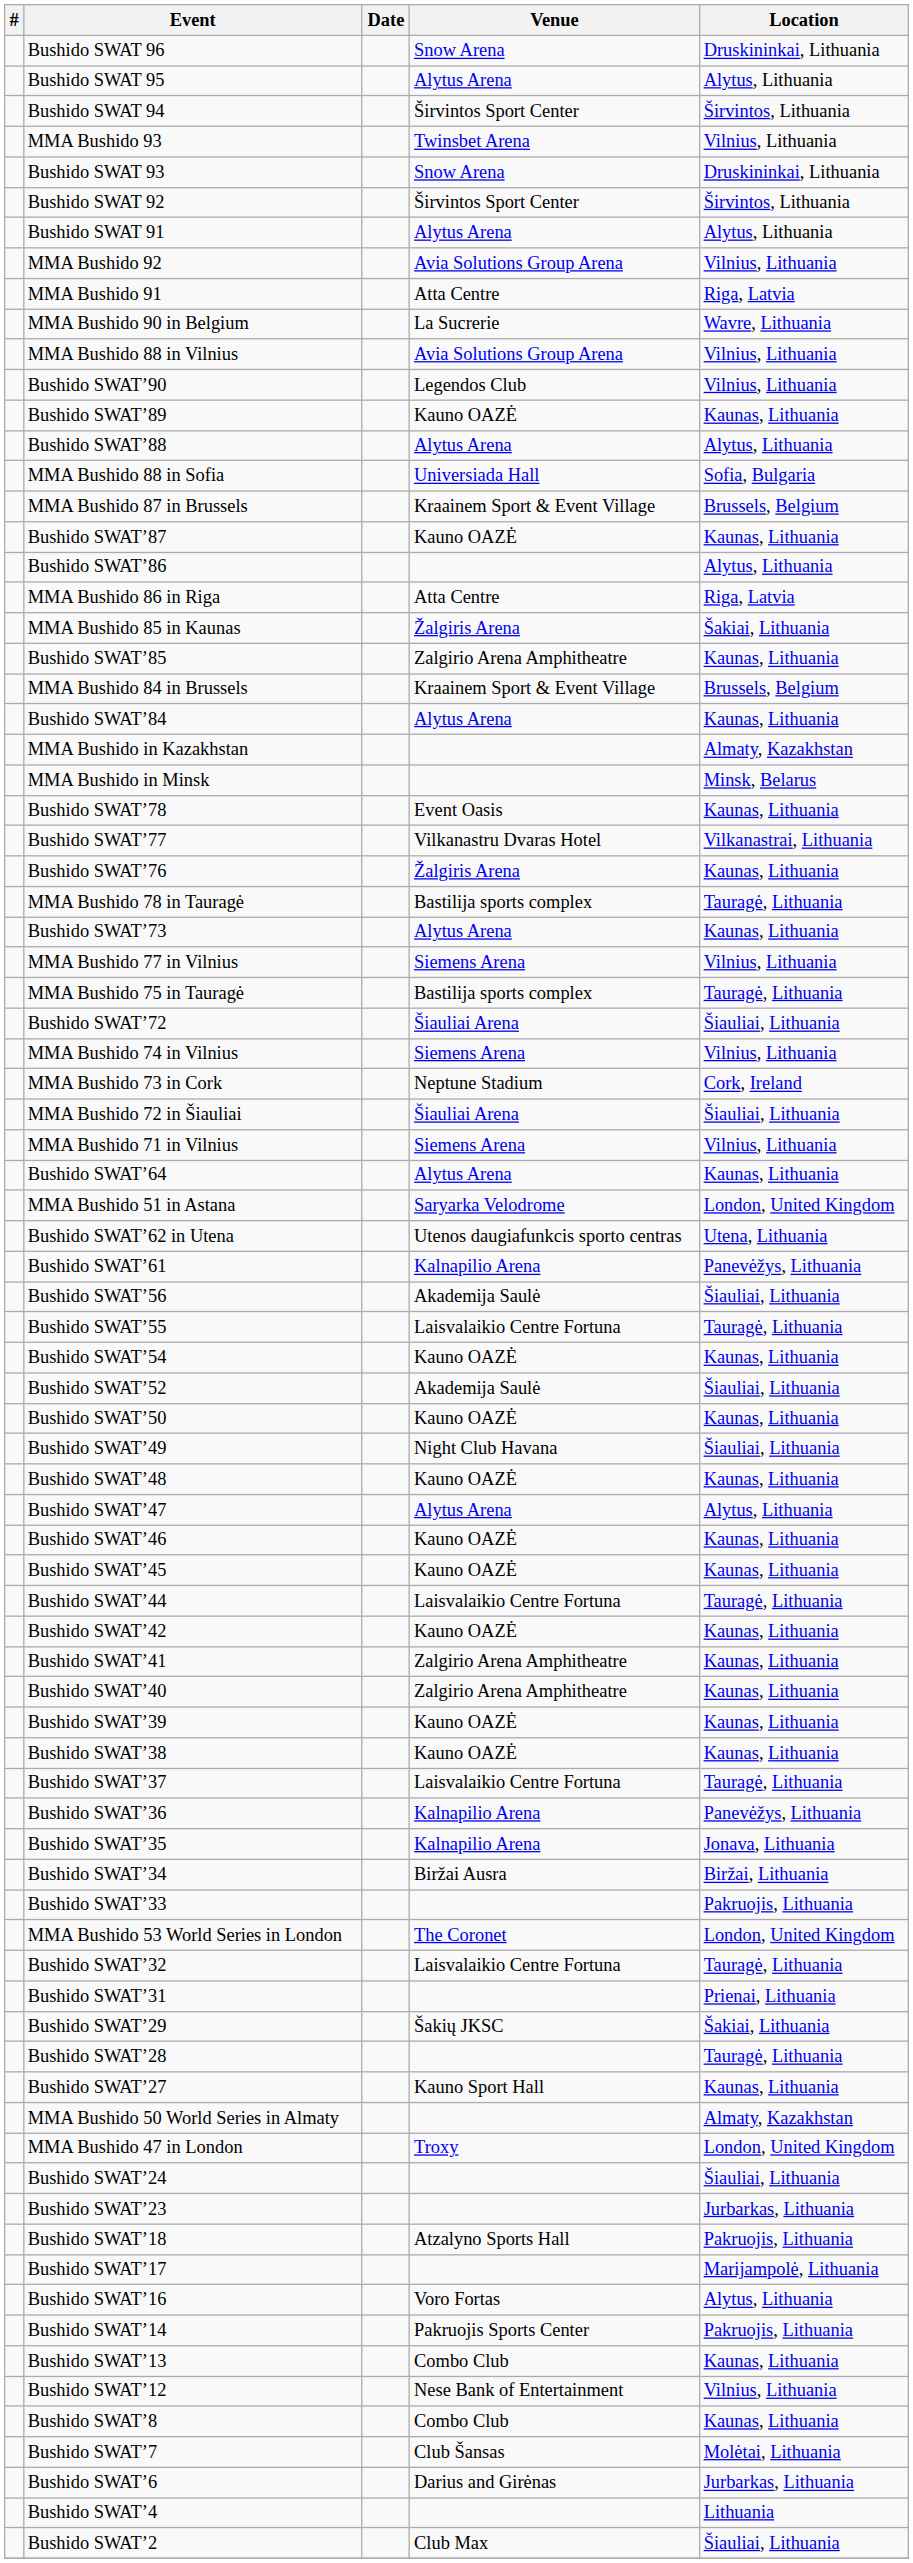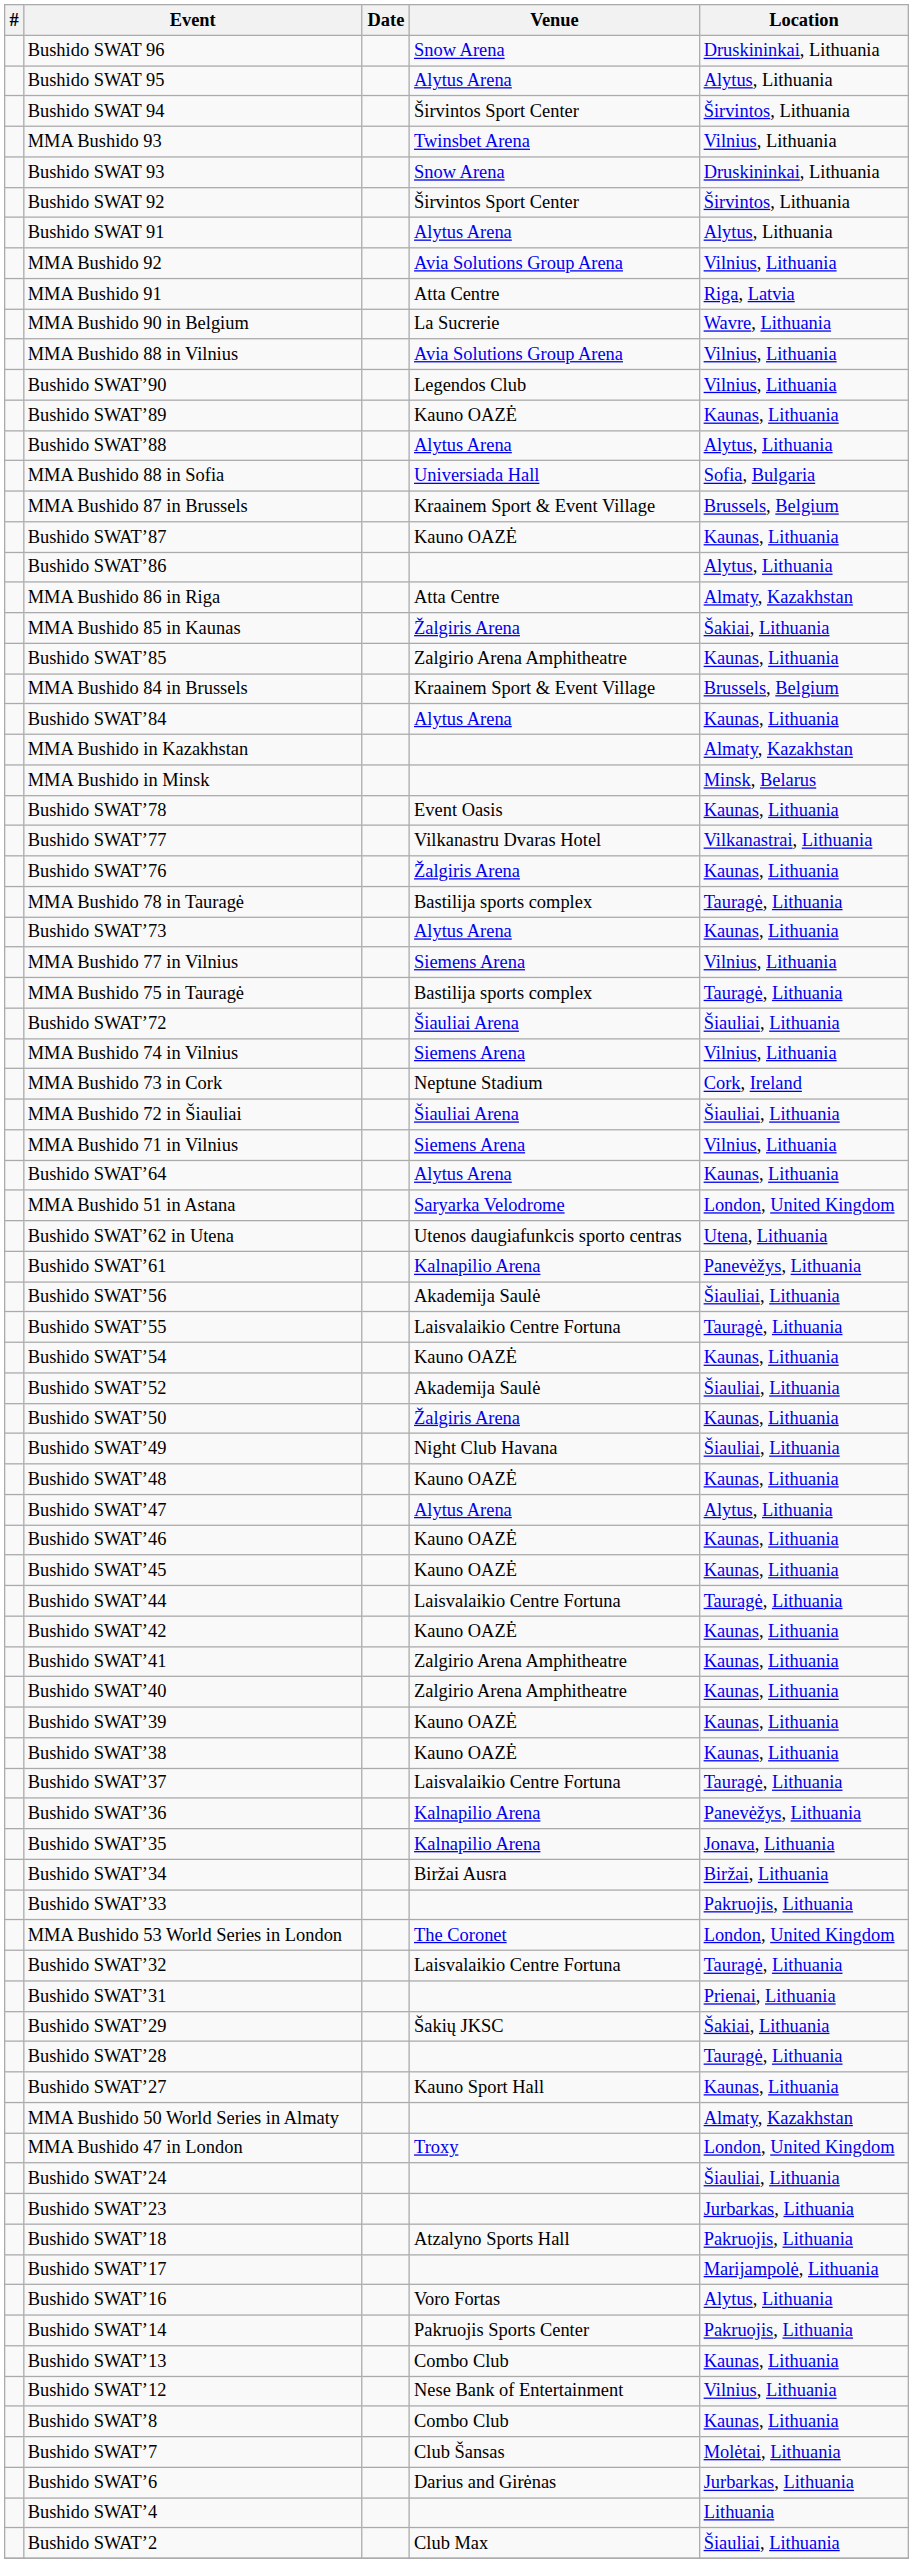(749, 597) Riga, Latvia -> (778, 597) Almaty, Kazakhstan
(465, 1418) Kauno OAZĖ -> (467, 1418) Žalgiris Arena
